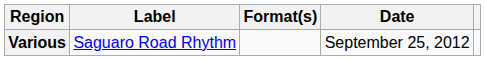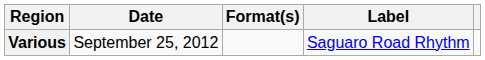columns swapped: (397, 17) <-> (155, 17)
